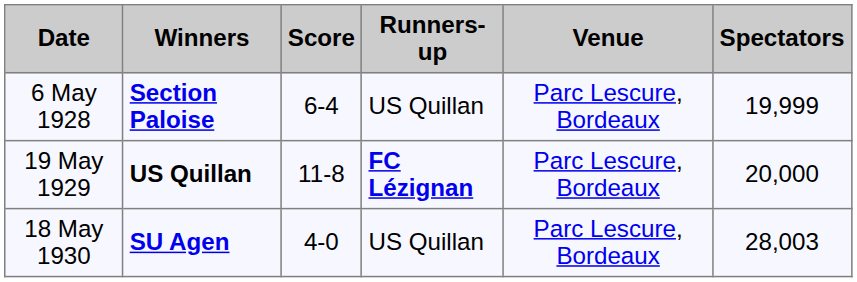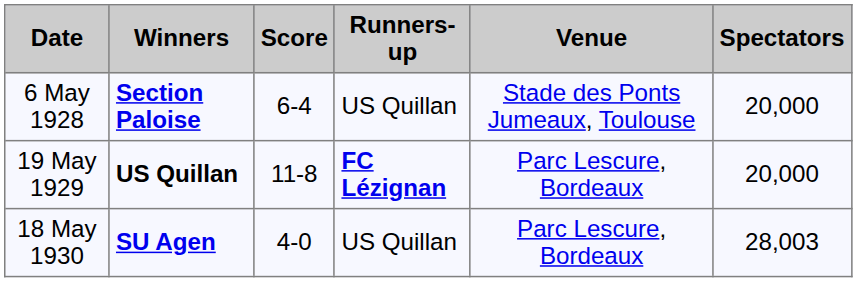(608, 106) Parc Lescure, Bordeaux -> (592, 106) Stade des Ponts Jumeaux, Toulouse
(782, 106) 19,999 -> (782, 106) 20,000
